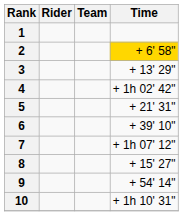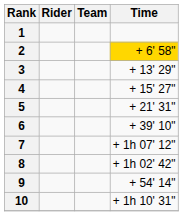(144, 88) + 1h 02' 42" -> (152, 88) + 15' 27"
(152, 164) + 15' 27" -> (144, 164) + 1h 02' 42"
